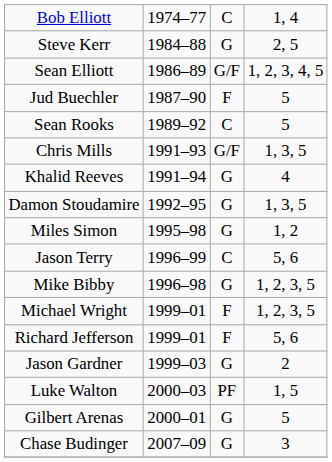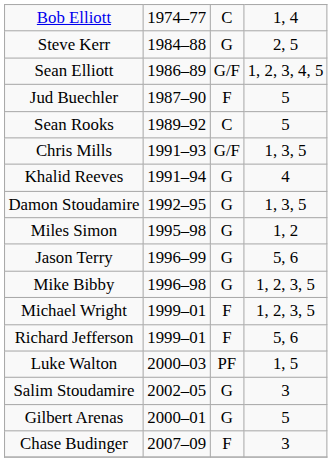(227, 257) C -> (227, 257) G
- row: (74, 364)
+ row: (74, 390)
(227, 444) G -> (227, 444) F
